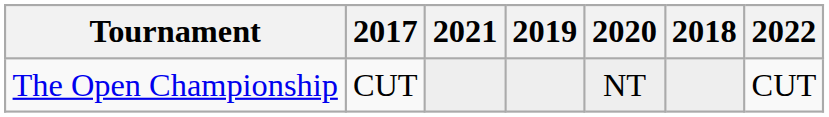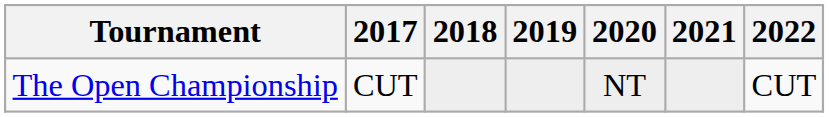columns swapped: (704, 31) <-> (465, 31)
